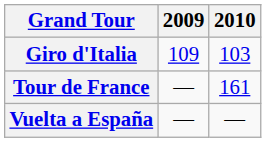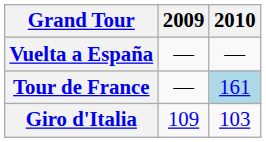rows swapped: (81, 53) <-> (81, 119)
(235, 86) no background -> (235, 86) lightblue background
